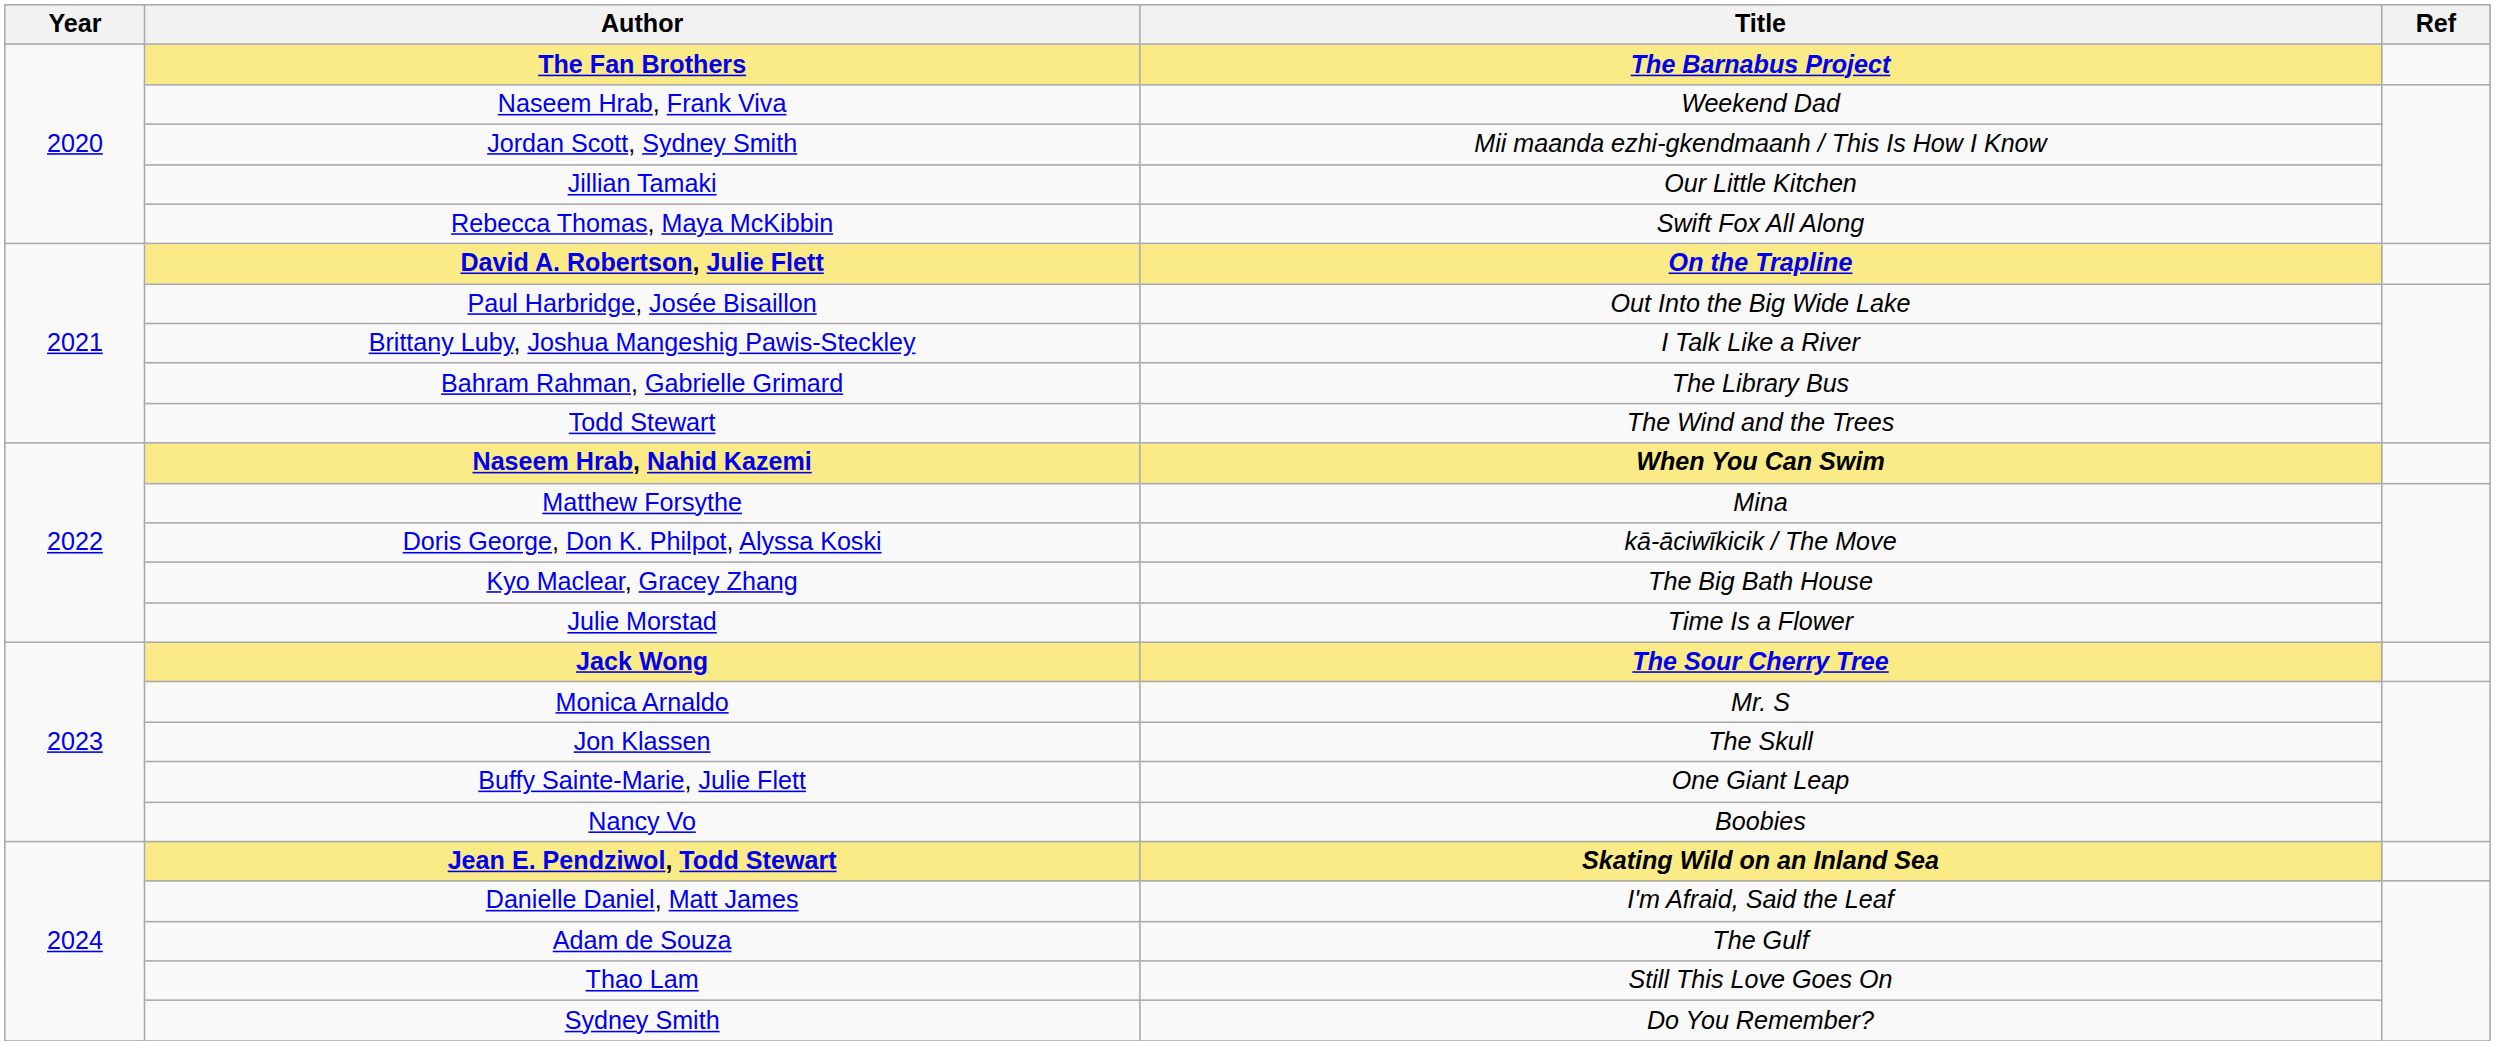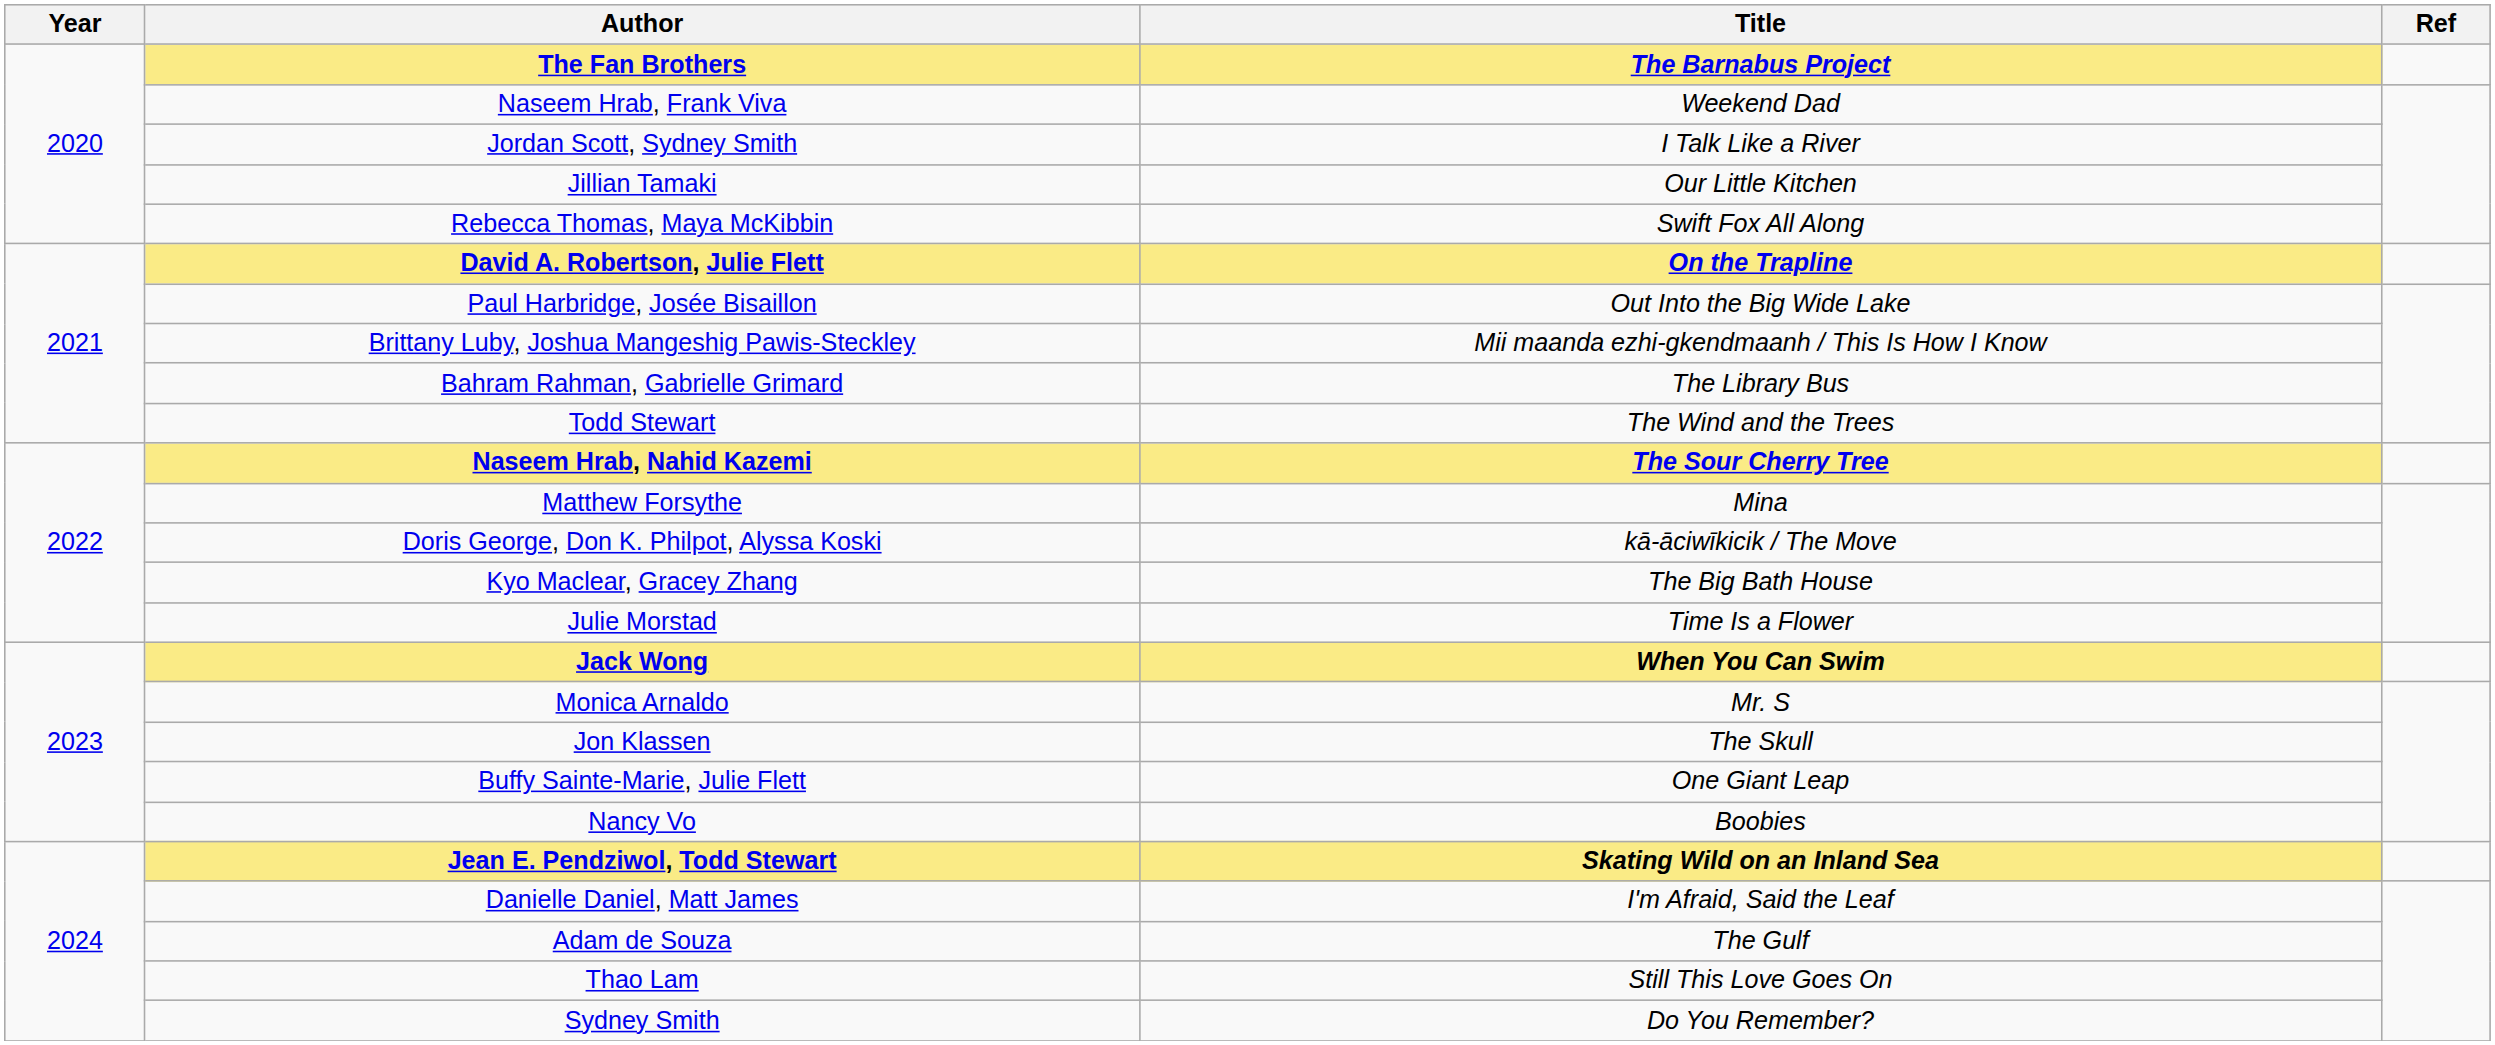(1760, 143) Mii maanda ezhi-gkendmaanh / This Is How I Know -> (1760, 143) I Talk Like a River
(1760, 343) I Talk Like a River -> (1760, 343) Mii maanda ezhi-gkendmaanh / This Is How I Know
(1760, 462) When You Can Swim -> (1761, 462) The Sour Cherry Tree
(1761, 661) The Sour Cherry Tree -> (1760, 661) When You Can Swim
